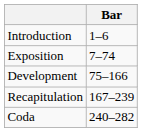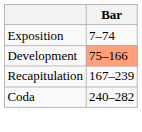- row: (39, 35)
(108, 76) no background -> (108, 55) lightsalmon background
